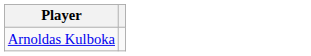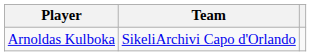+ column: (209, 16)
